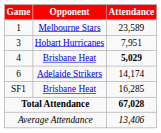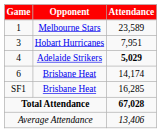(69, 58) Brisbane Heat -> (69, 58) Adelaide Strikers
(69, 74) Adelaide Strikers -> (69, 74) Brisbane Heat
